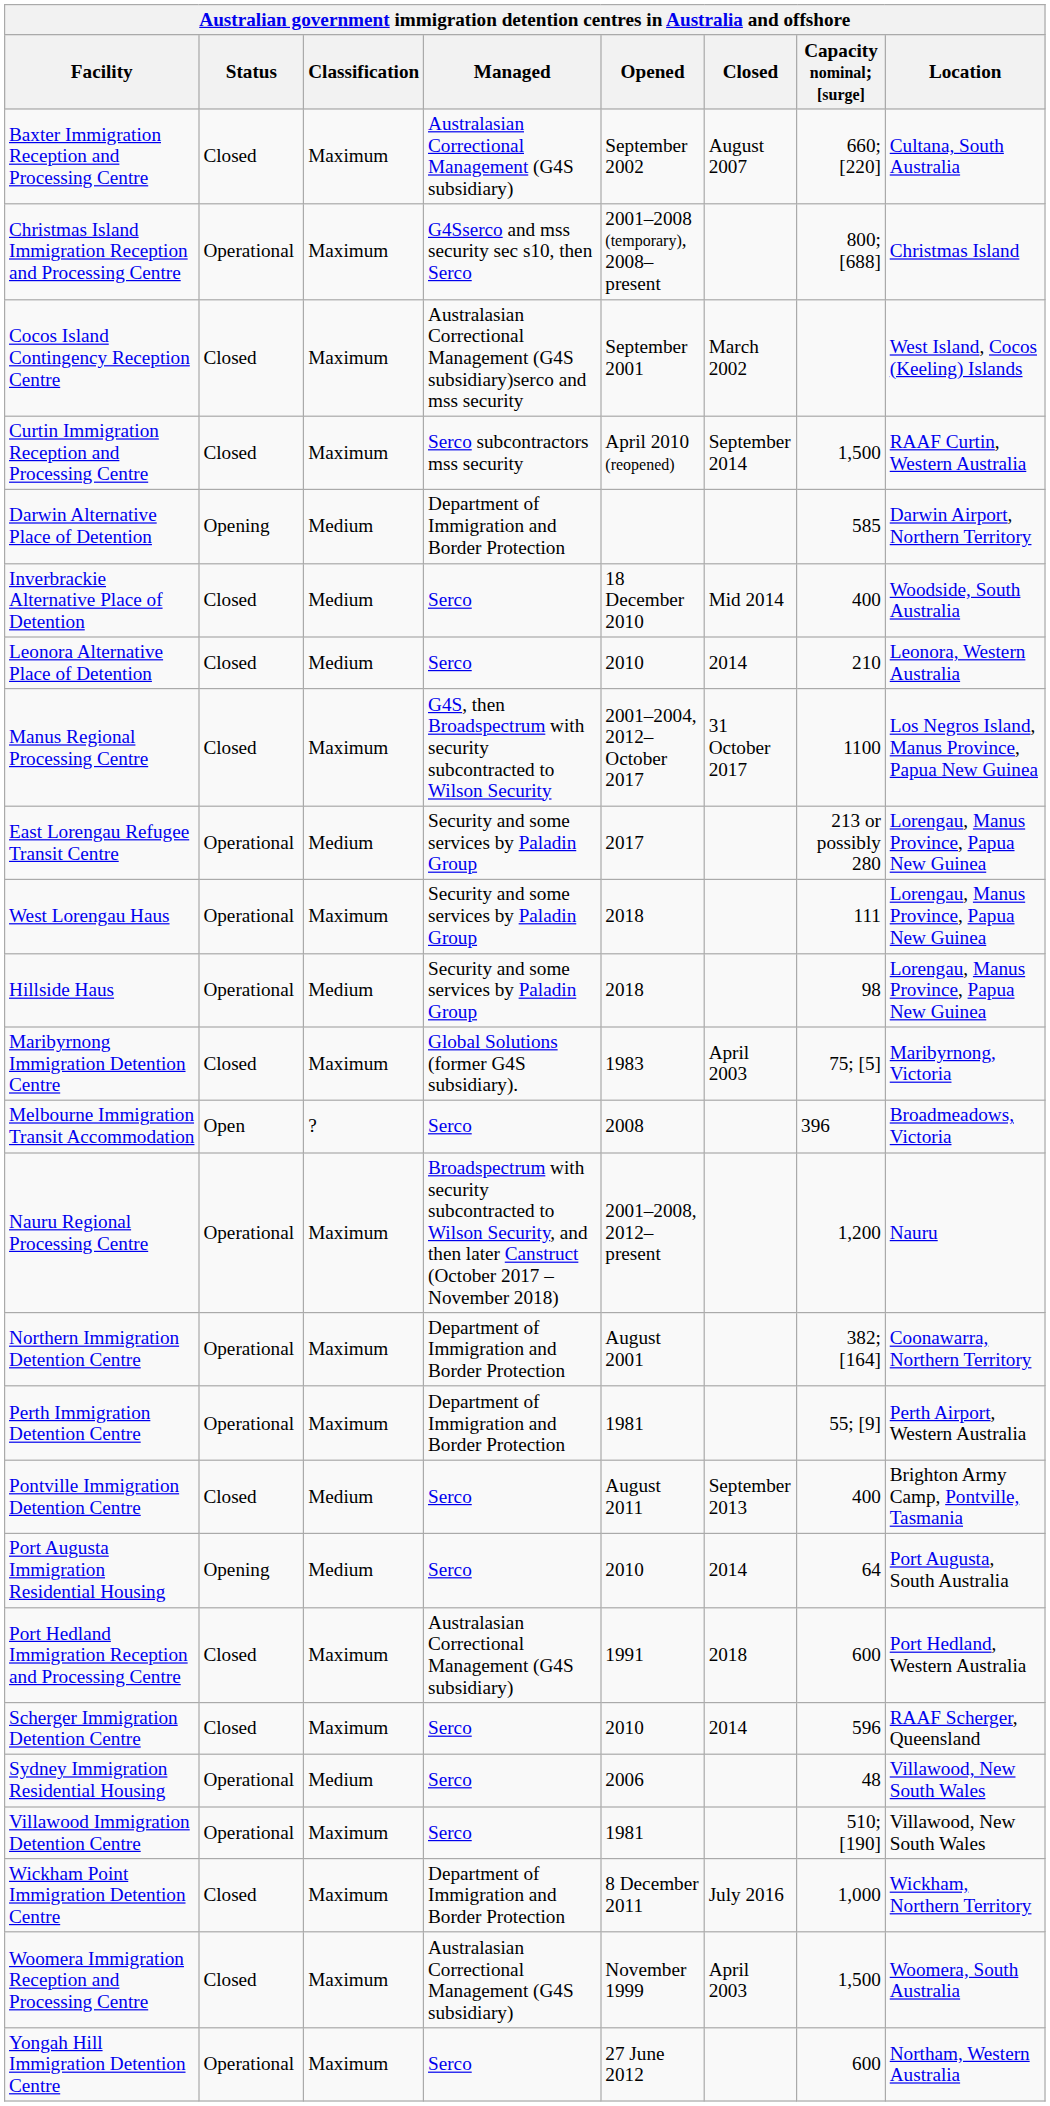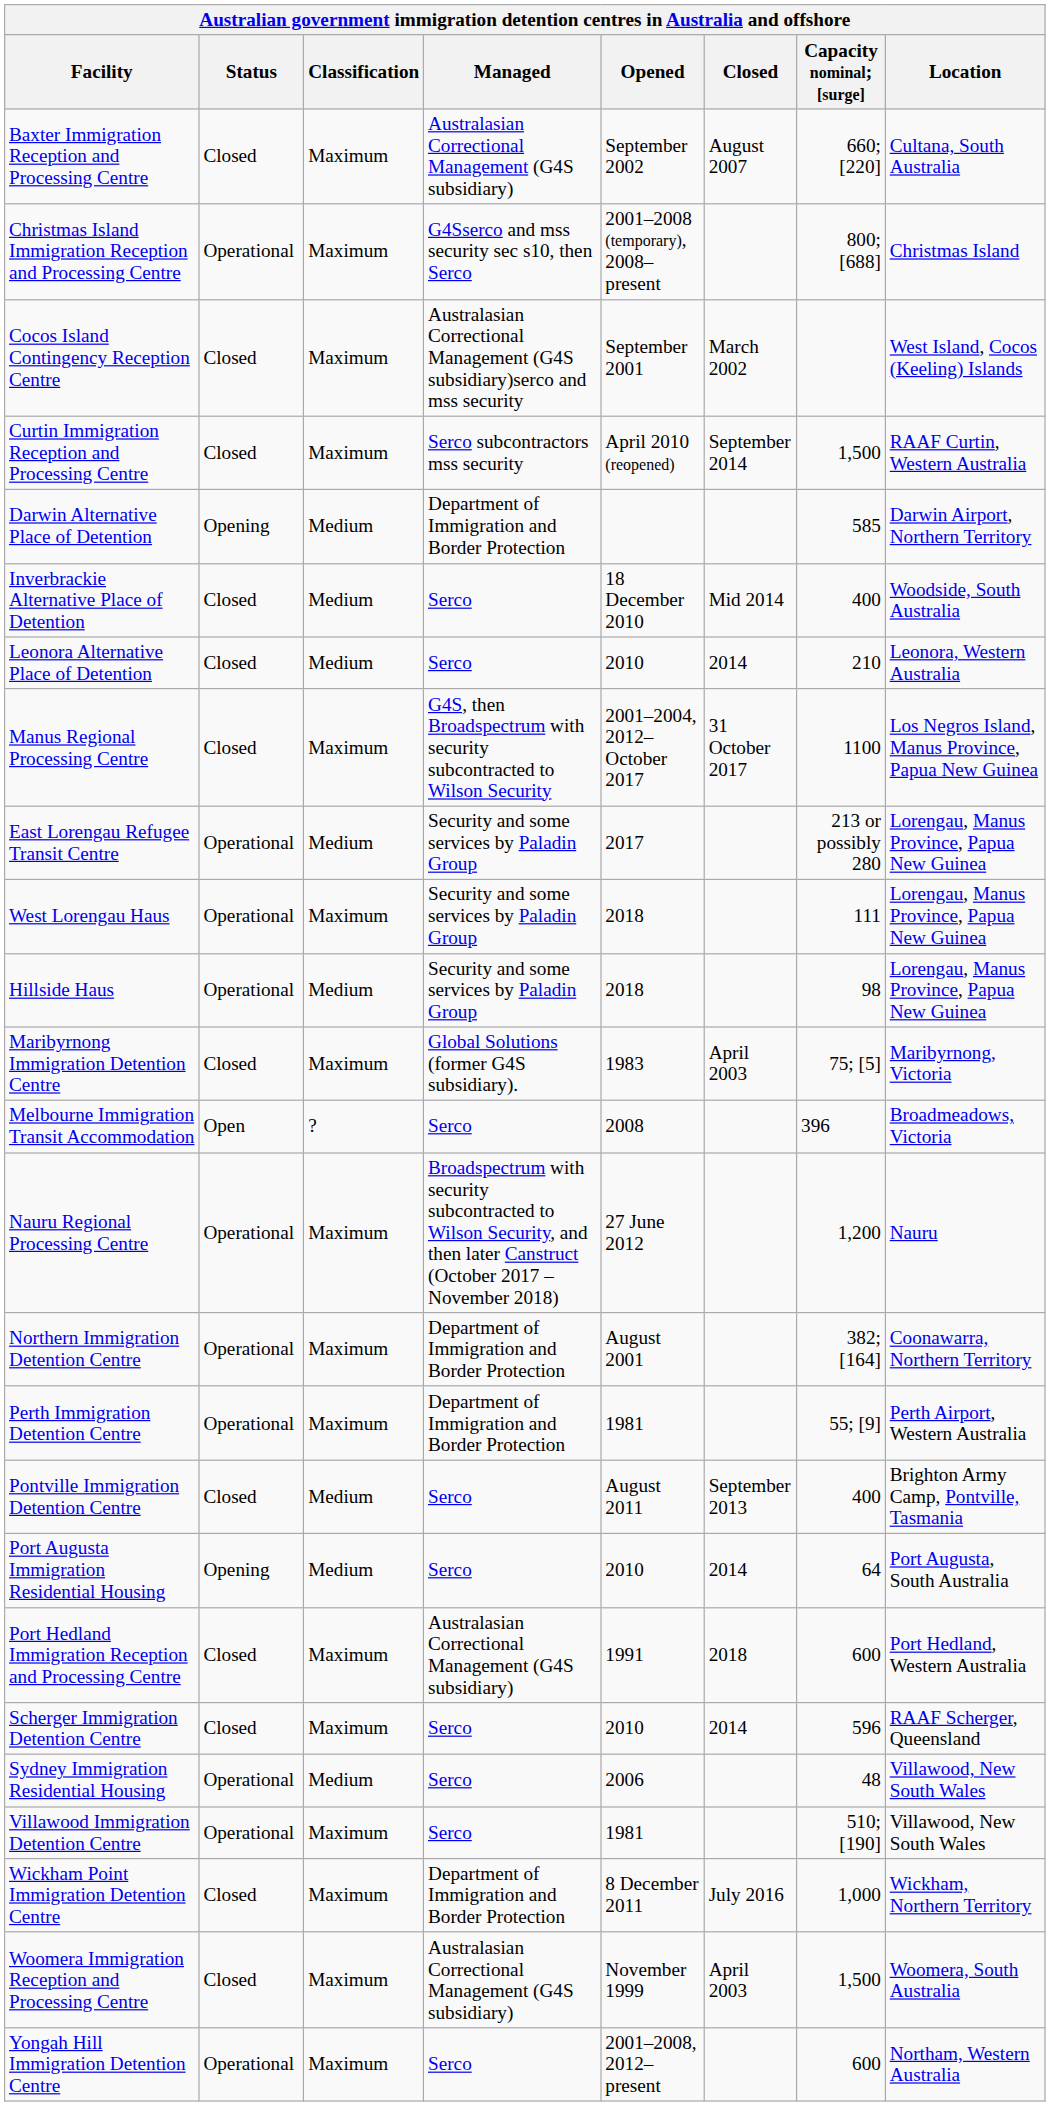(651, 1232) 2001–2008, 2012–present -> (635, 1232) 27 June 2012
(635, 2064) 27 June 2012 -> (651, 2064) 2001–2008, 2012–present
